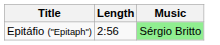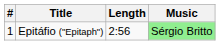+ column: (10, 13)
